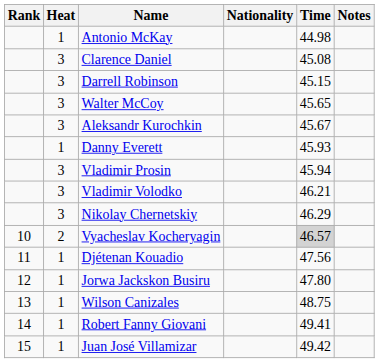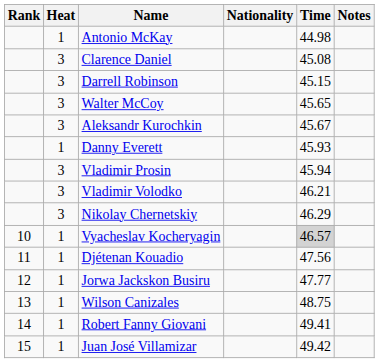(61, 236) 2 -> (61, 236) 1
(315, 280) 47.80 -> (315, 280) 47.77
